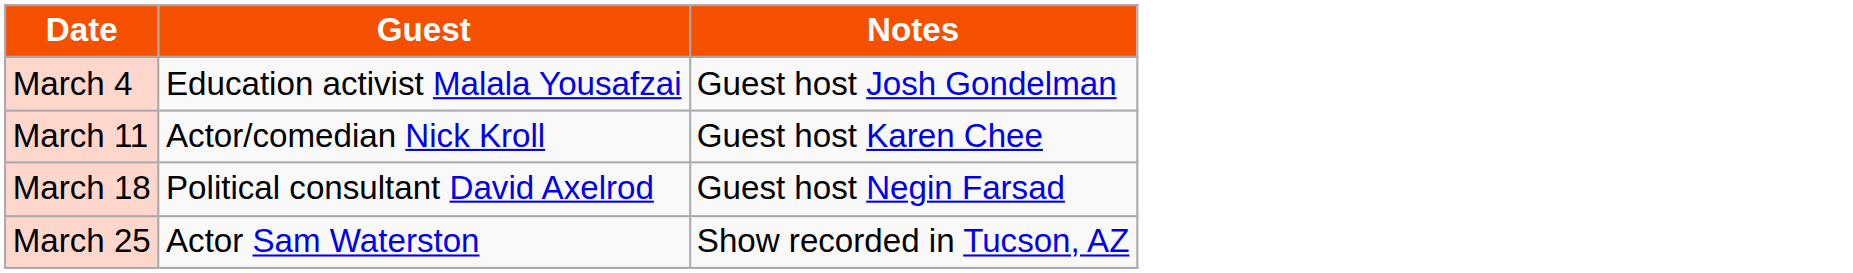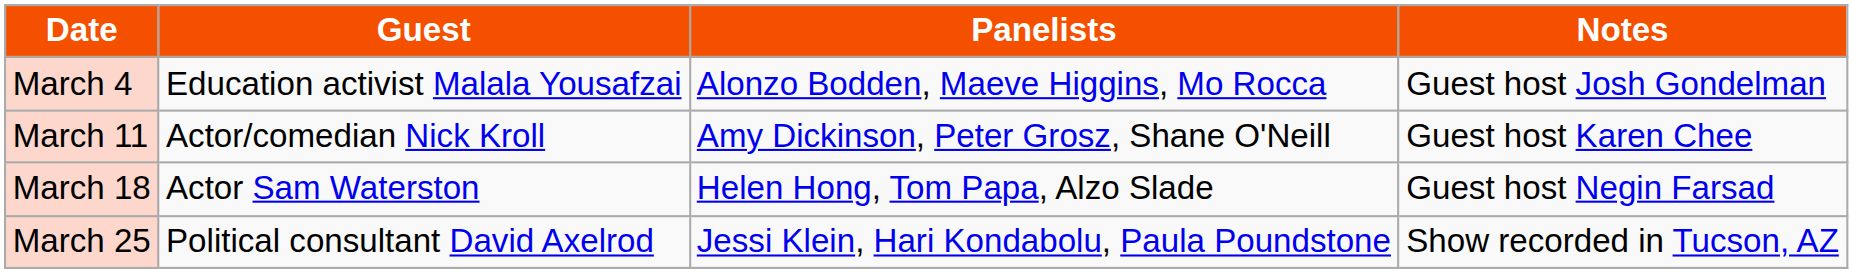+ column: (1044, 30)
(410, 188) Political consultant David Axelrod -> (323, 188) Actor Sam Waterston
(323, 240) Actor Sam Waterston -> (410, 240) Political consultant David Axelrod
